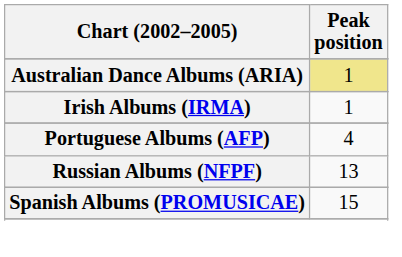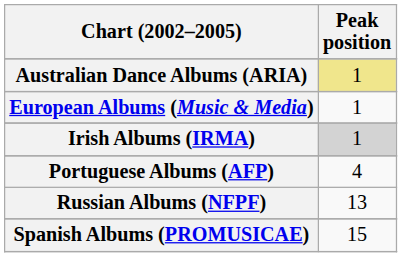+ row: (161, 107)
(349, 107) no background -> (357, 139) lightgrey background
